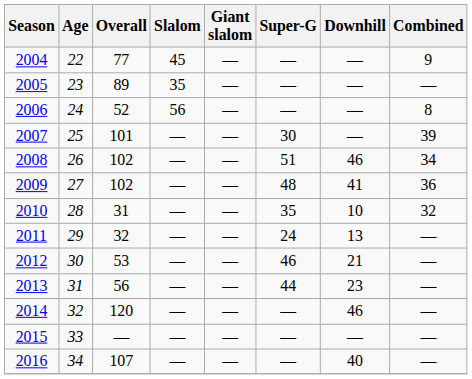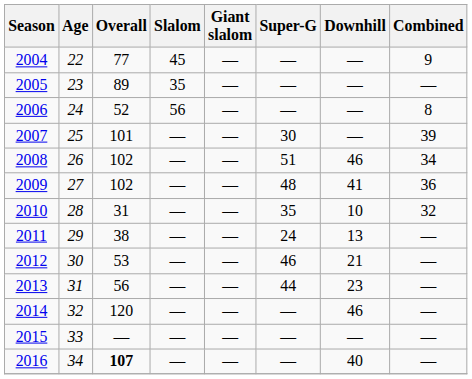(121, 235) 32 -> (121, 235) 38
(121, 361) normal -> (121, 361) bold
